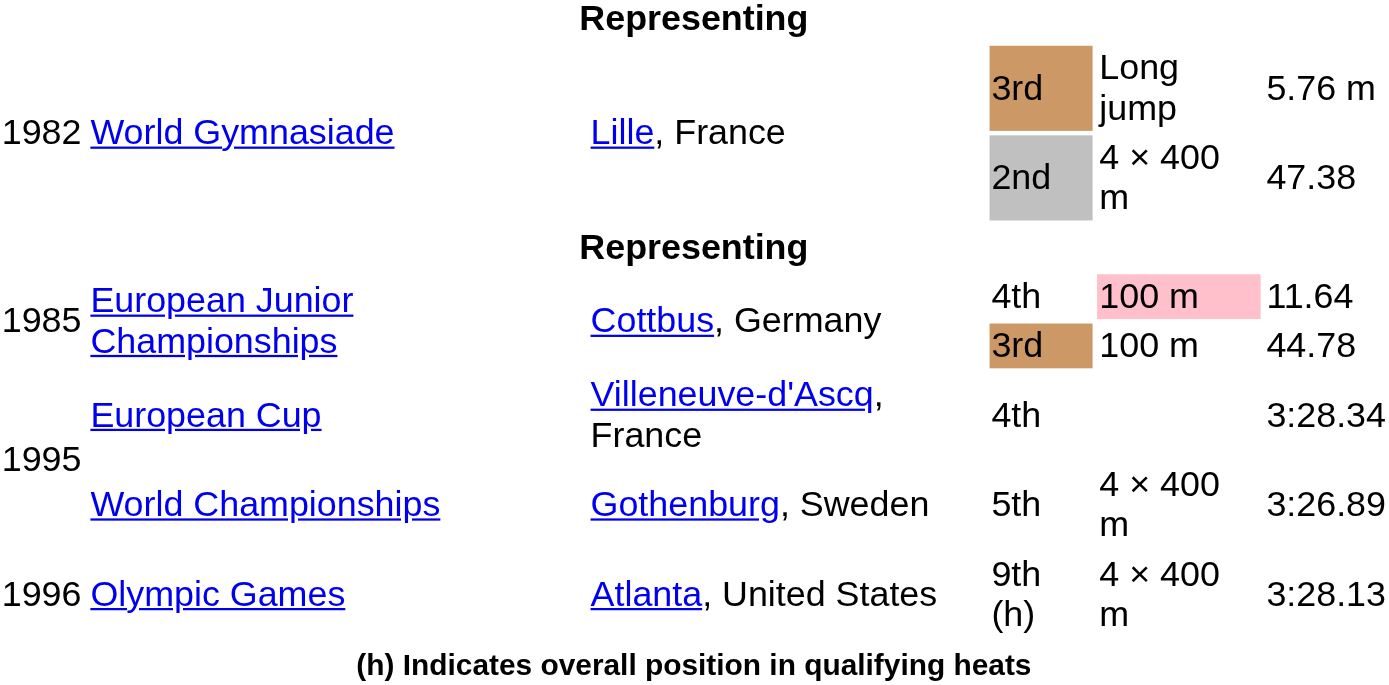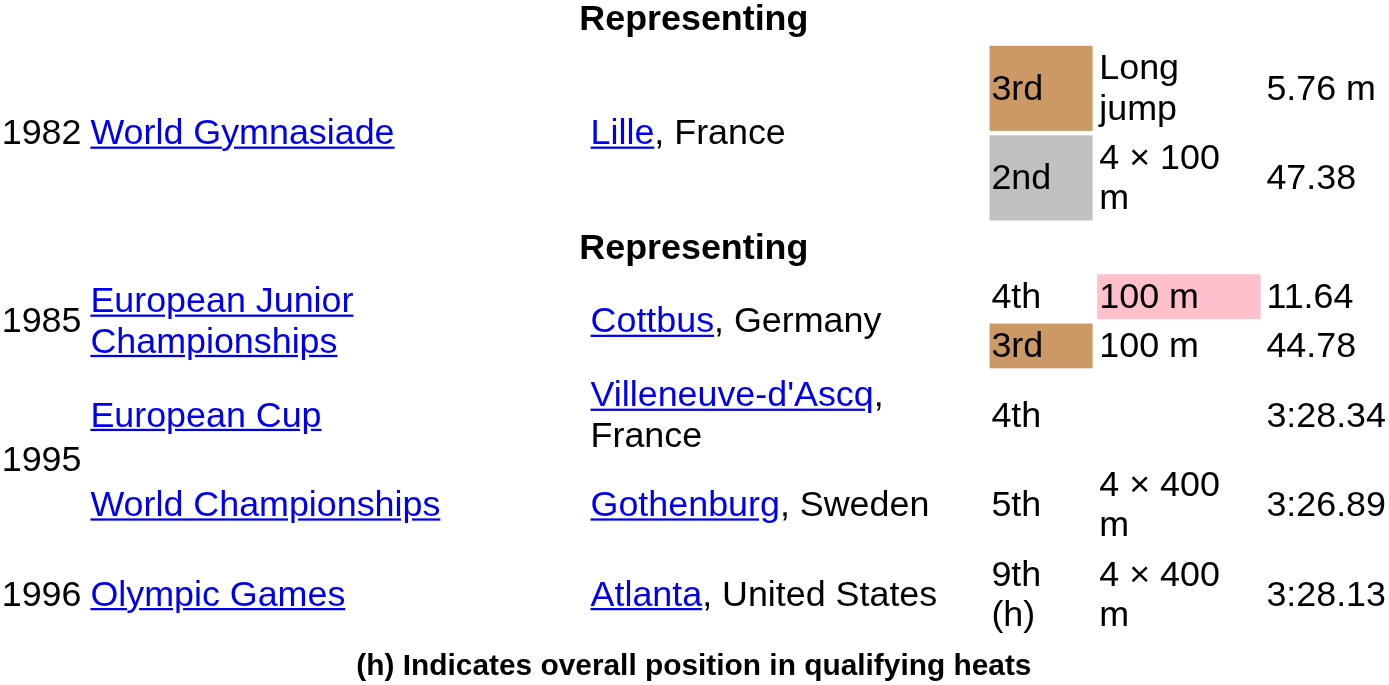(1160, 177) 4 × 400 m -> (1160, 177) 4 × 100 m
